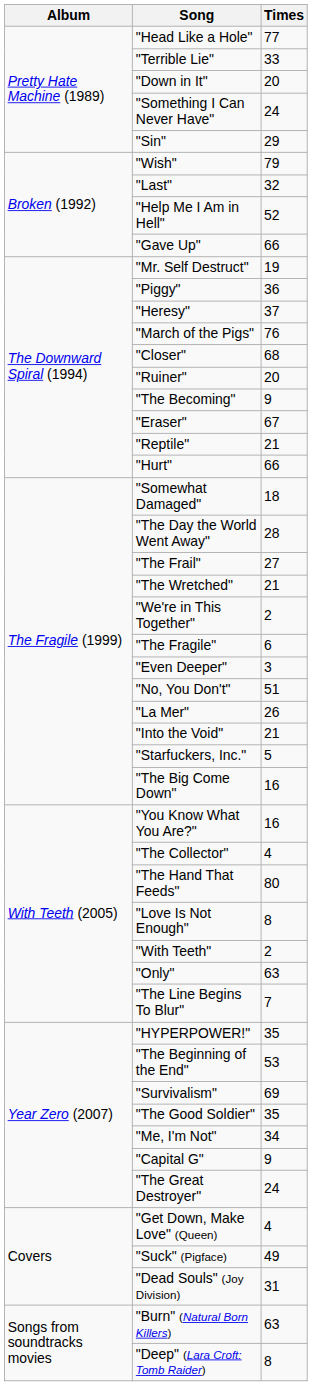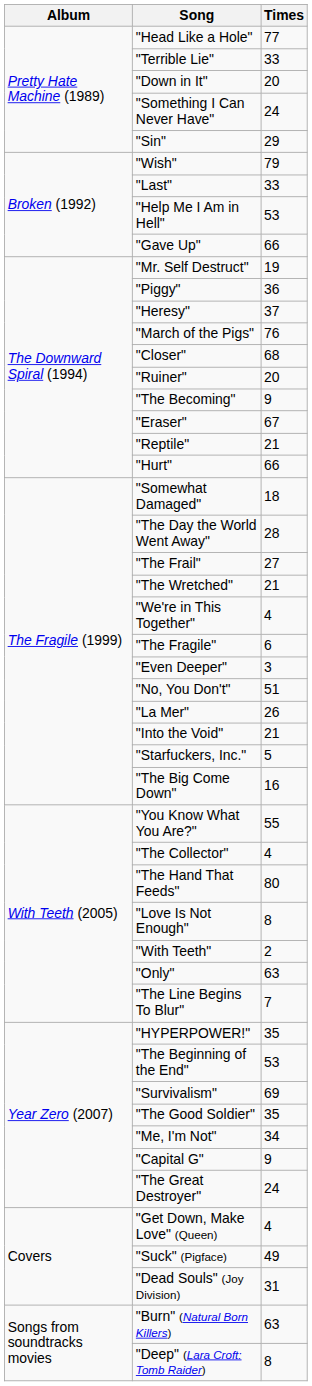(272, 185) 32 -> (272, 185) 33
(272, 215) 52 -> (272, 215) 53
(268, 615) 2 -> (268, 615) 4
(272, 823) 16 -> (272, 823) 55
